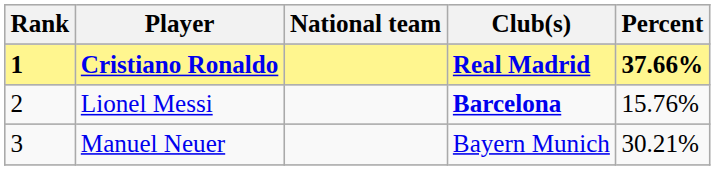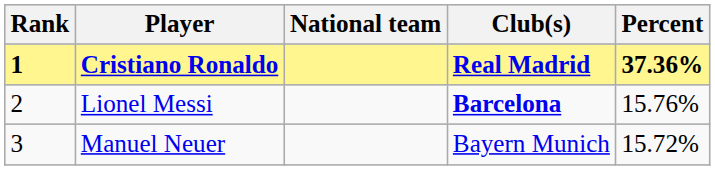(662, 64) 37.66% -> (662, 64) 37.36%
(660, 143) 30.21% -> (660, 143) 15.72%
